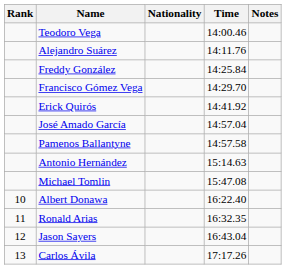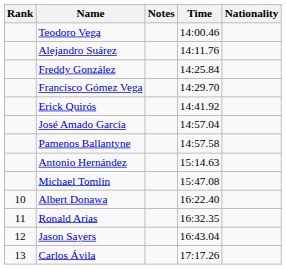columns swapped: (175, 13) <-> (265, 13)
